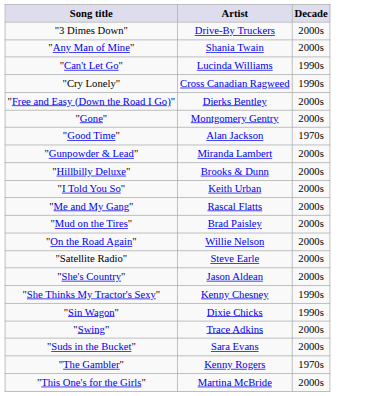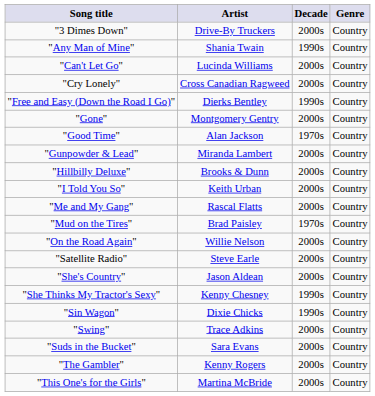+ column: (350, 13)
(311, 48) 2000s -> (311, 48) 1990s
(311, 66) 1990s -> (311, 66) 2000s
(311, 83) 1990s -> (311, 83) 2000s
(311, 101) 2000s -> (311, 101) 1990s
(311, 224) 2000s -> (311, 224) 1970s
(311, 364) 1970s -> (311, 364) 2000s
